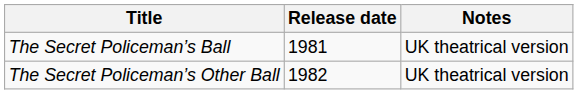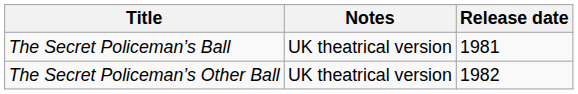columns swapped: (342, 18) <-> (487, 18)
